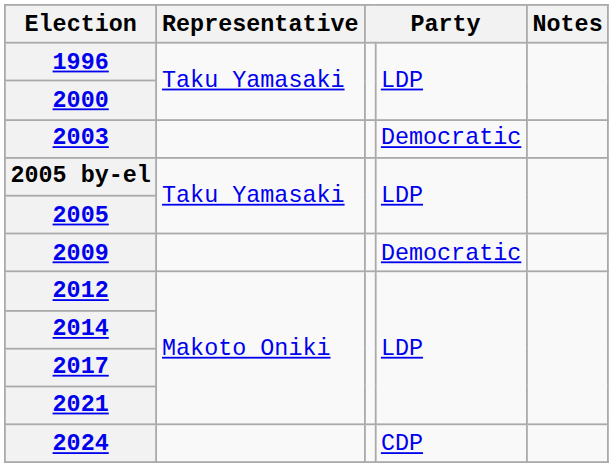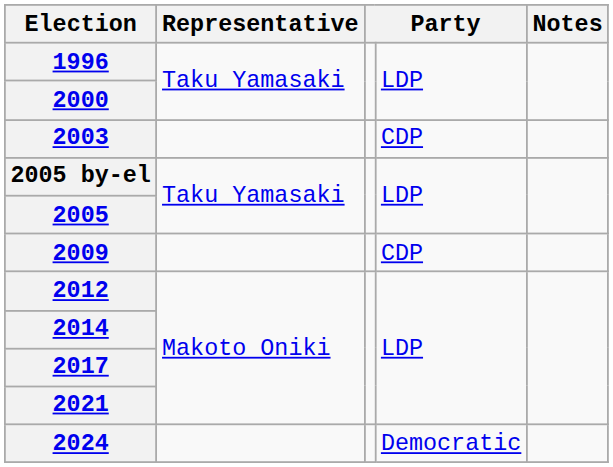(451, 138) Democratic -> (402, 138) CDP
(451, 253) Democratic -> (402, 253) CDP
(402, 443) CDP -> (451, 443) Democratic
